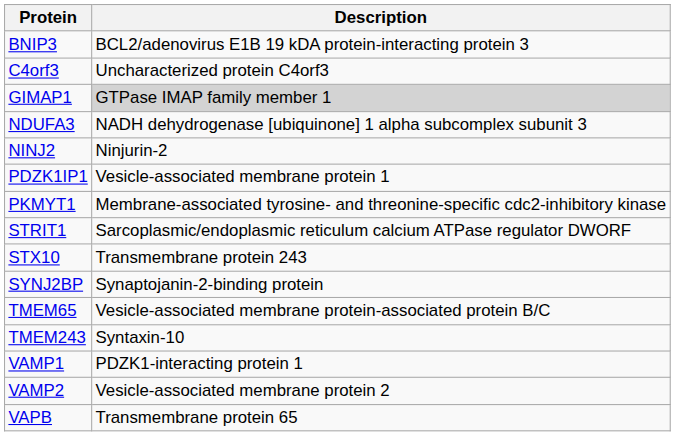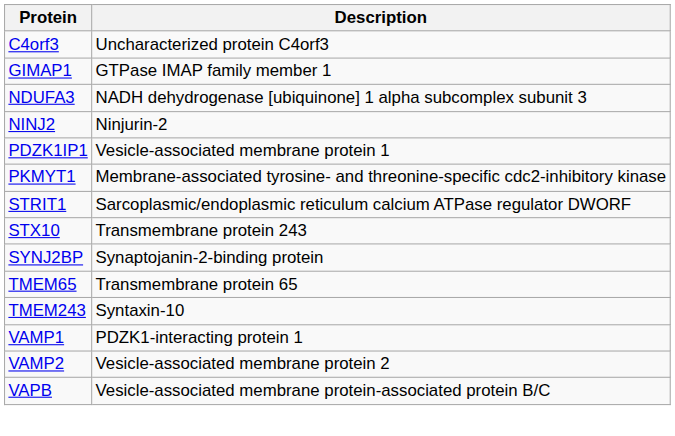- row: (33, 44)
(213, 97) lightgrey background -> (213, 71) no background
(323, 310) Vesicle-associated membrane protein-associated protein B/C -> (197, 284) Transmembrane protein 65
(197, 417) Transmembrane protein 65 -> (323, 390) Vesicle-associated membrane protein-associated protein B/C
